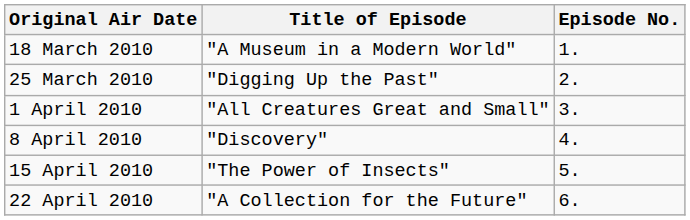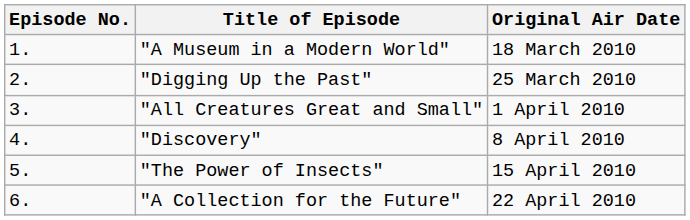columns swapped: (619, 20) <-> (103, 20)
